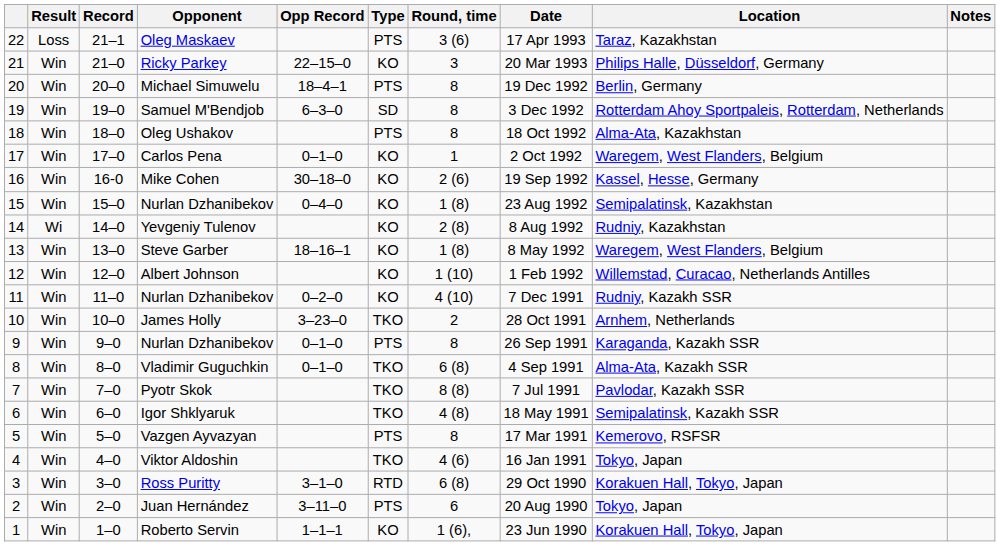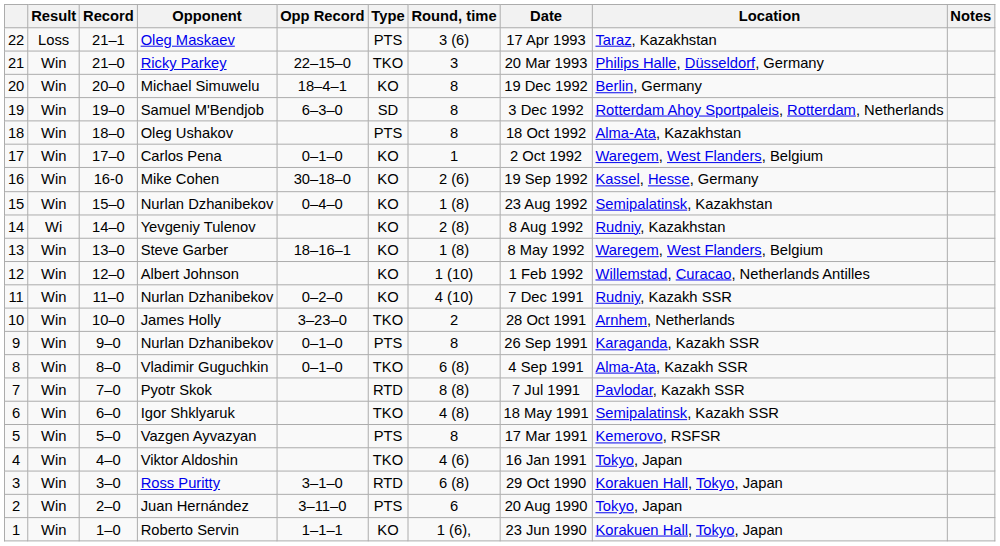(388, 63) KO -> (388, 63) TKO
(388, 86) PTS -> (388, 86) KO
(388, 390) TKO -> (388, 390) RTD
